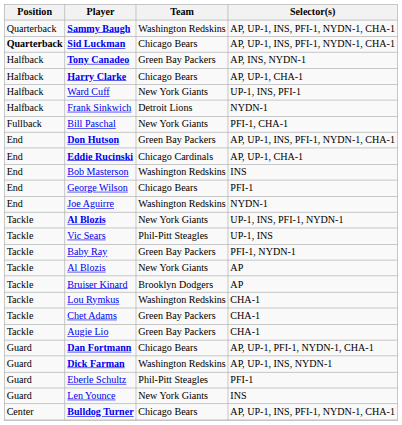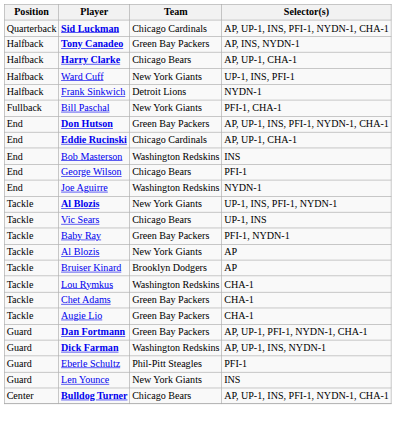- row: (99, 28)
(35, 44) bold -> (32, 28) normal
(168, 44) Chicago Bears -> (169, 28) Chicago Cardinals
(173, 236) Phil-Pitt Steagles -> (162, 220) Chicago Bears
(168, 348) Chicago Bears -> (171, 332) Green Bay Packers
